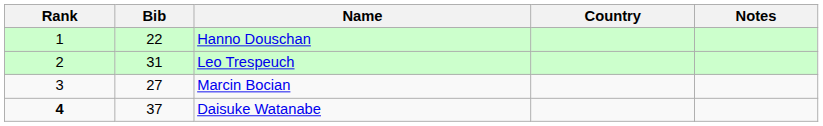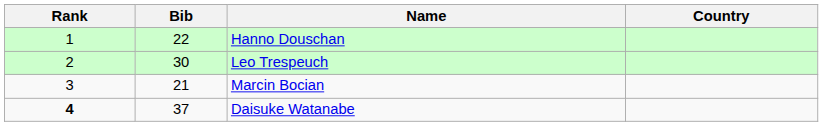- column: (756, 16)
(154, 62) 31 -> (181, 62) 30
(154, 86) 27 -> (181, 86) 21
